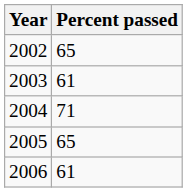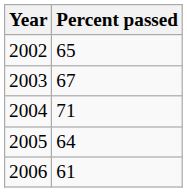(66, 80) 61 -> (66, 80) 67
(66, 141) 65 -> (66, 141) 64
